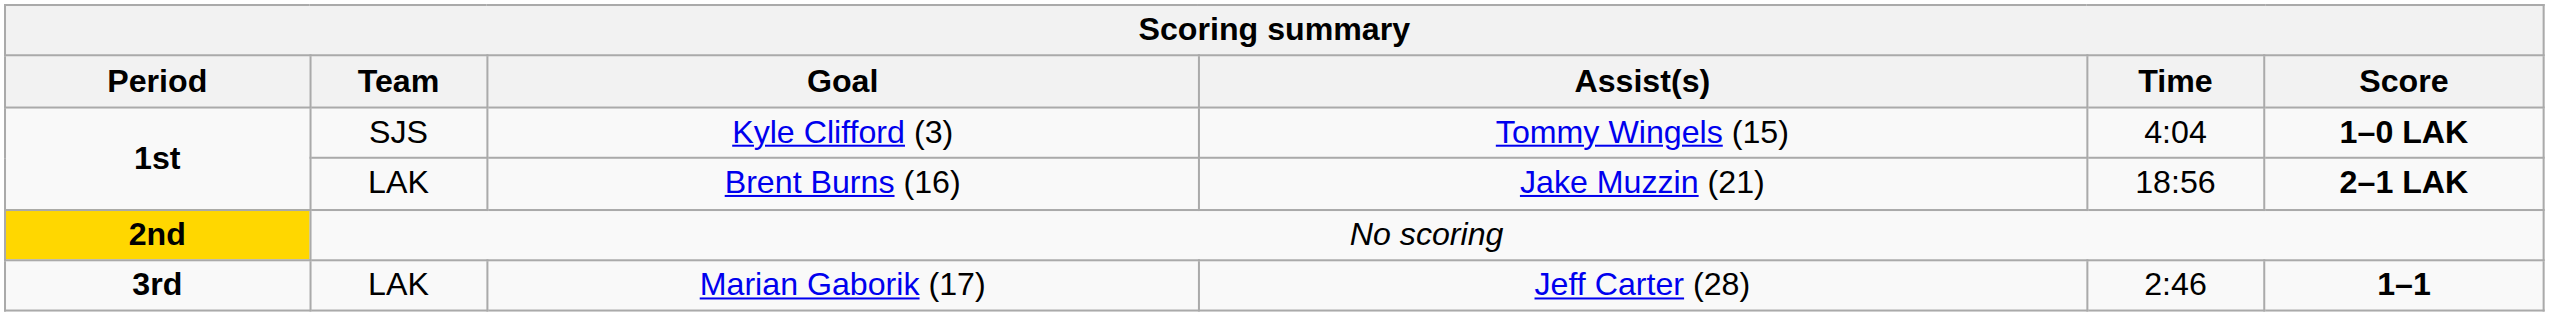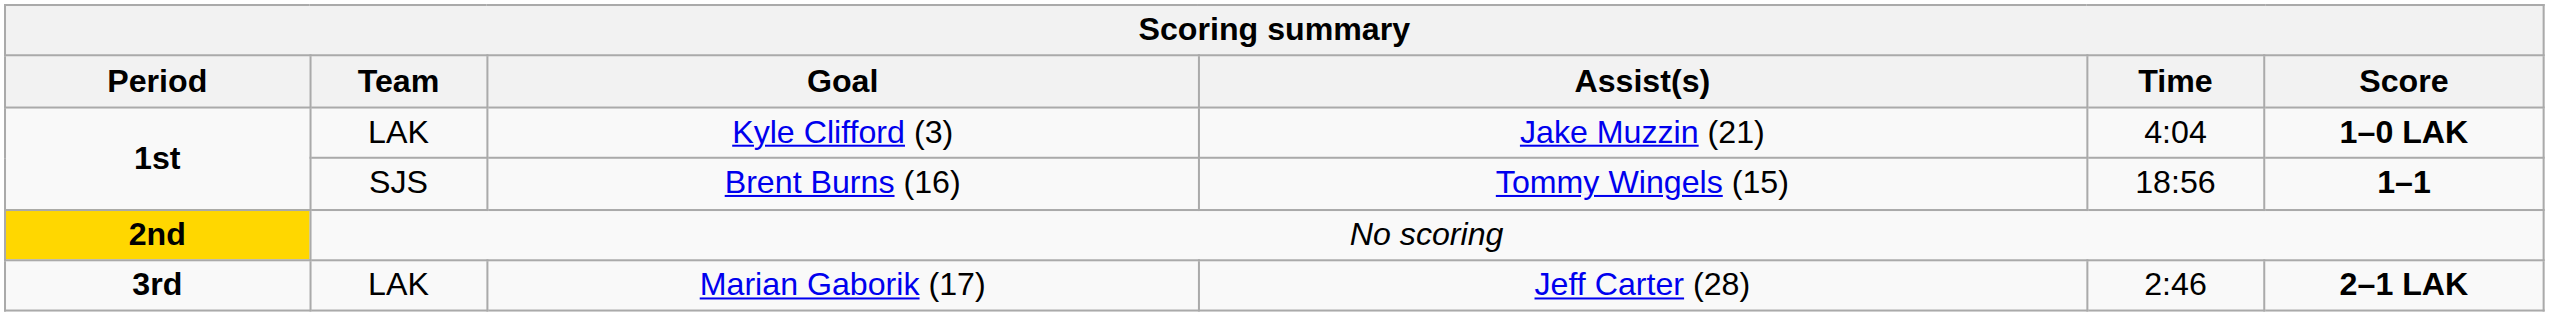(398, 132) SJS -> (398, 132) LAK
(1642, 132) Tommy Wingels (15) -> (1642, 132) Jake Muzzin (21)
(398, 183) LAK -> (398, 183) SJS
(1642, 183) Jake Muzzin (21) -> (1642, 183) Tommy Wingels (15)
(2404, 183) 2–1 LAK -> (2404, 183) 1–1
(2404, 285) 1–1 -> (2404, 285) 2–1 LAK
